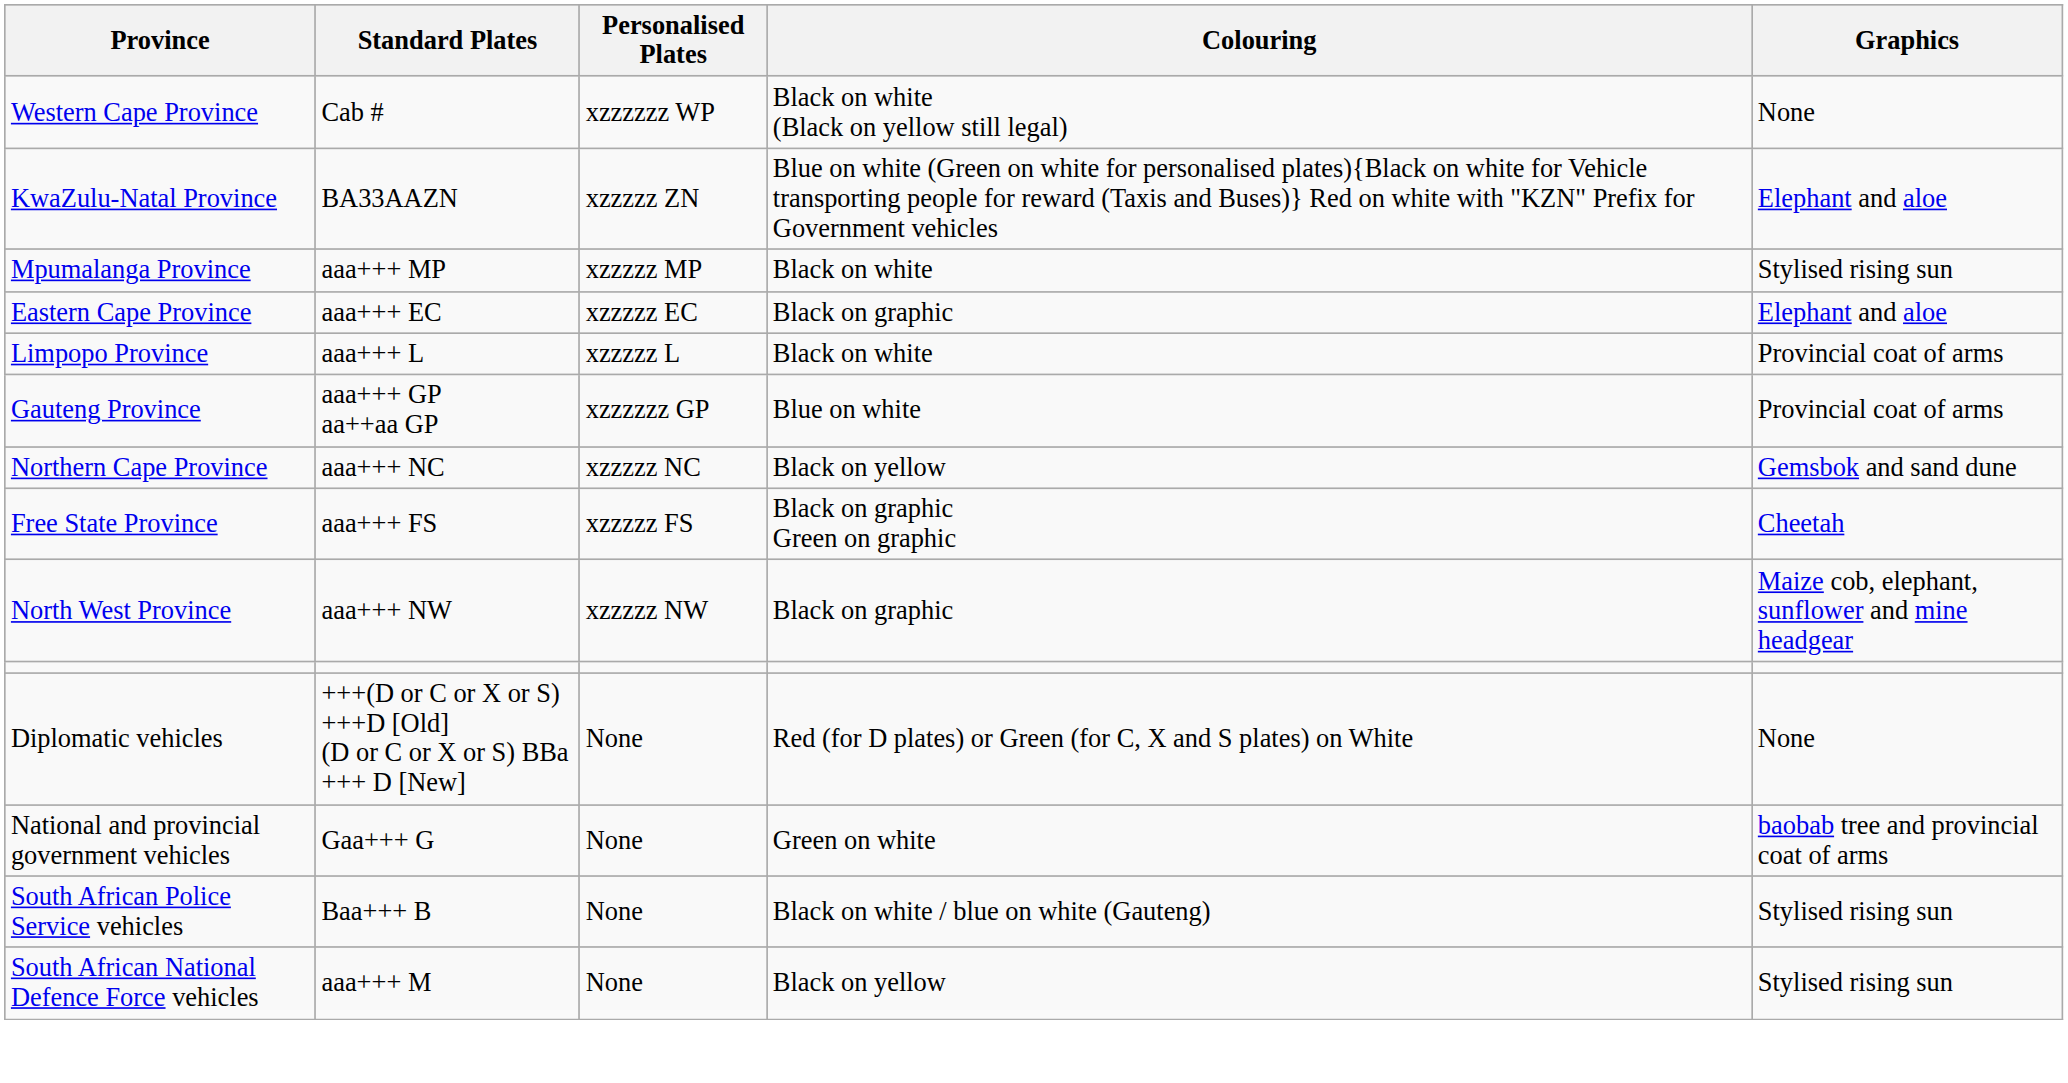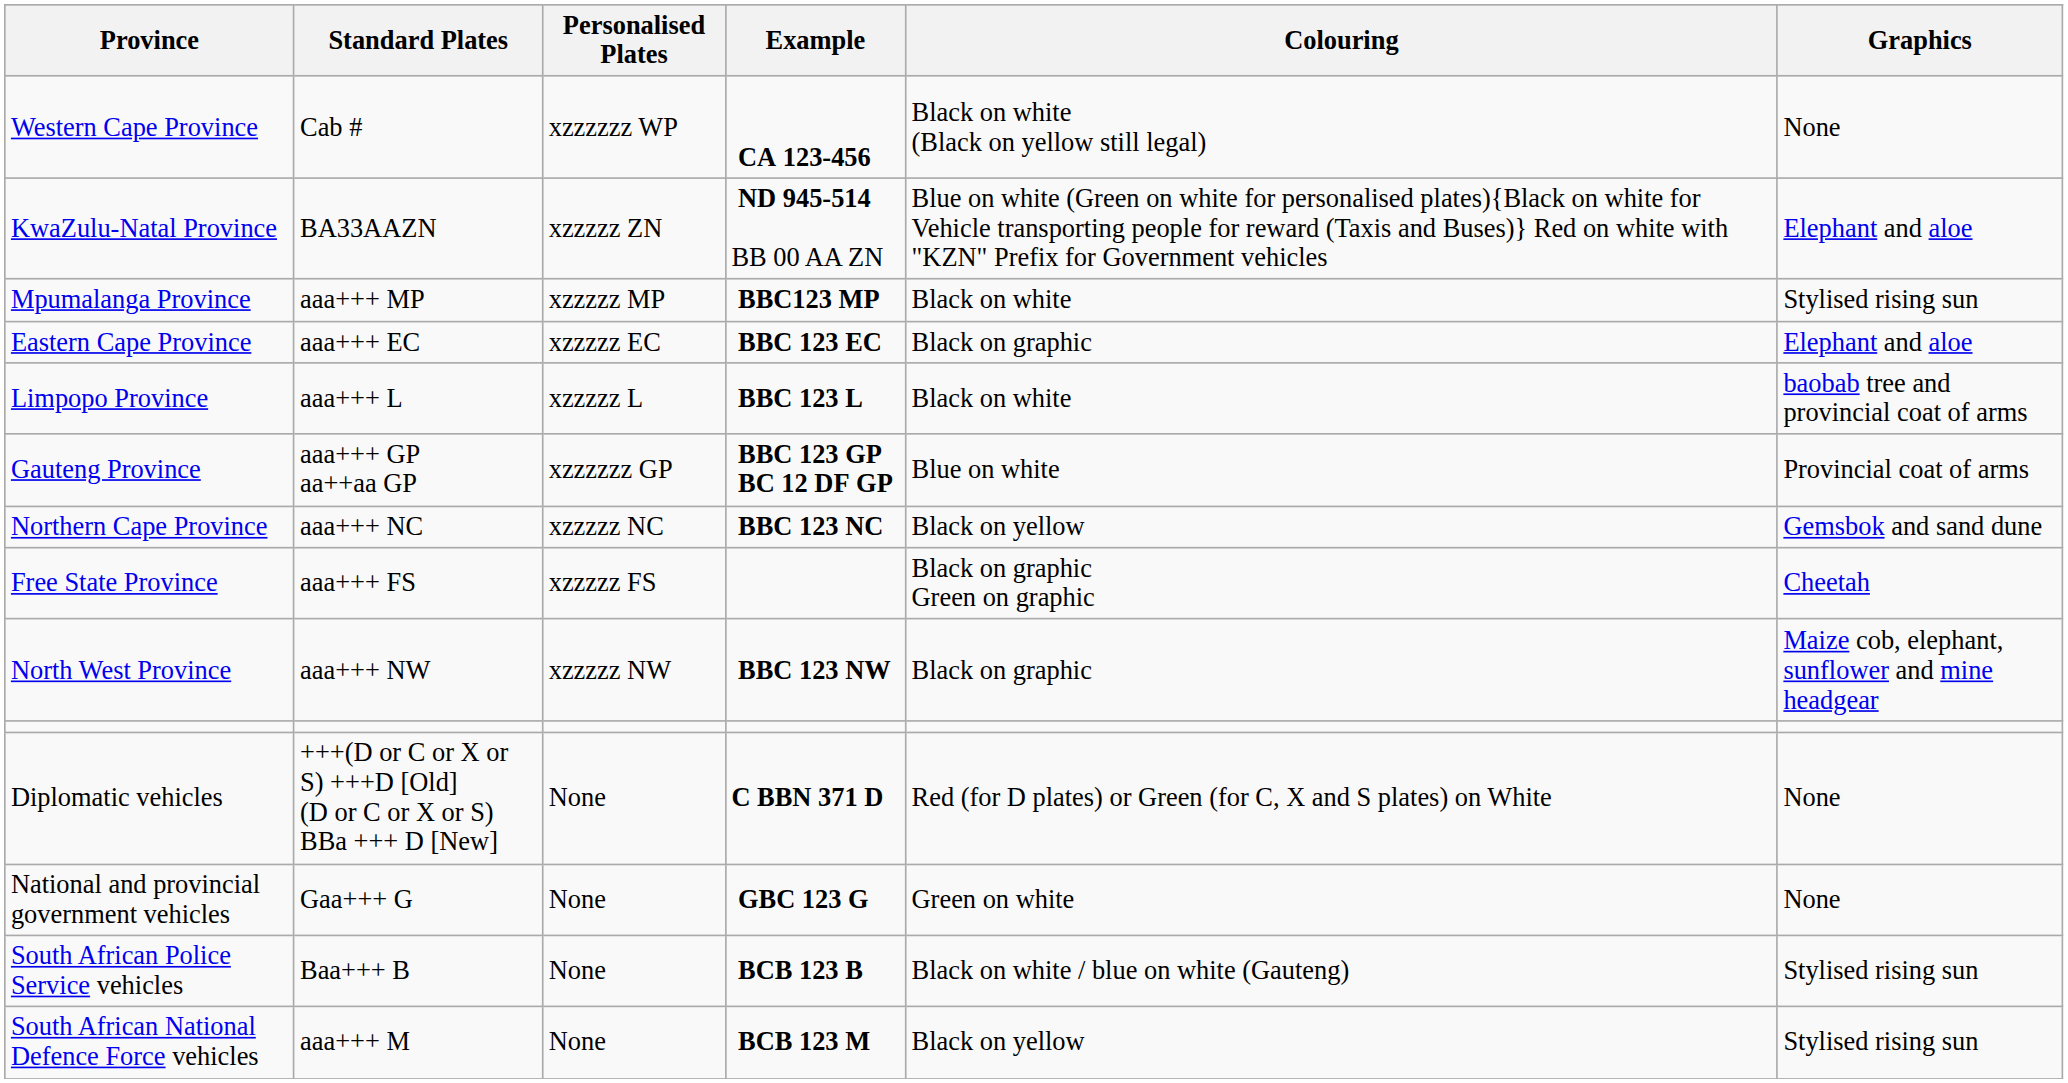+ column: (815, 40)
(1881, 353) Provincial coat of arms -> (1905, 398) baobab tree and provincial coat of arms
(1898, 839) baobab tree and provincial coat of arms -> (1812, 899) None
